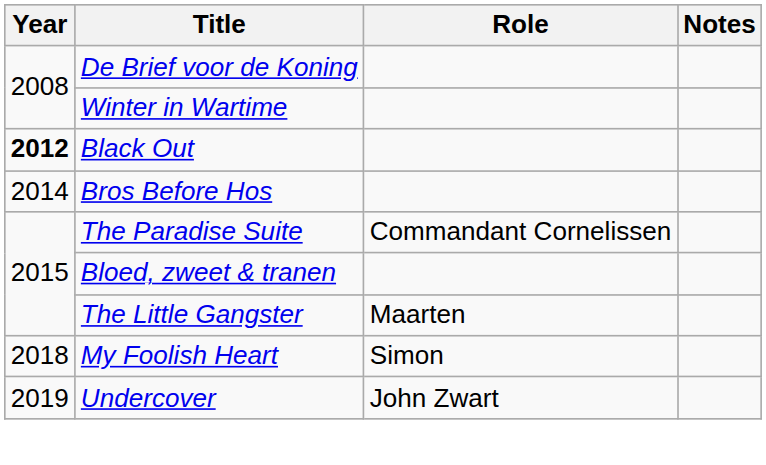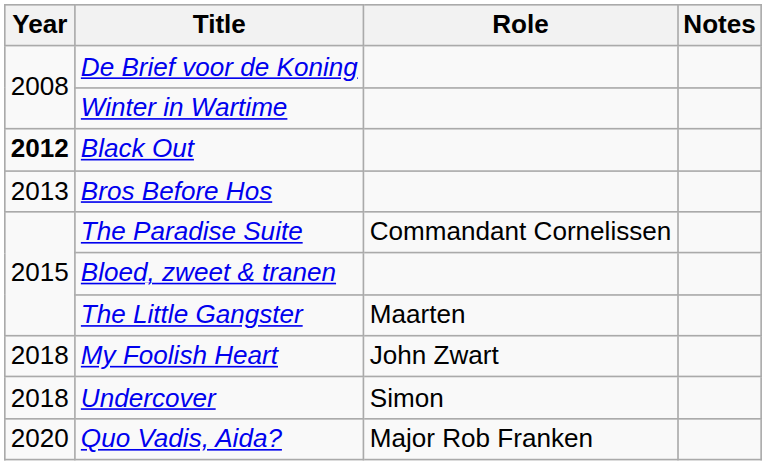(40, 190) 2014 -> (40, 190) 2013
(407, 356) Simon -> (434, 356) John Zwart
(40, 397) 2019 -> (40, 397) 2018
(434, 397) John Zwart -> (407, 397) Simon
+ row: (181, 438)
